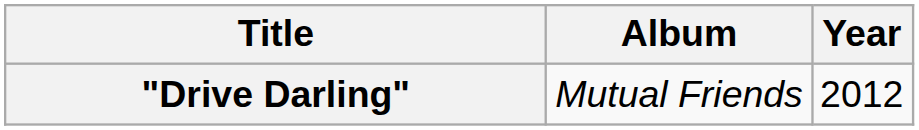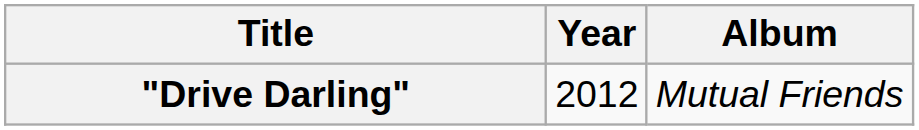columns swapped: (862, 34) <-> (679, 34)
